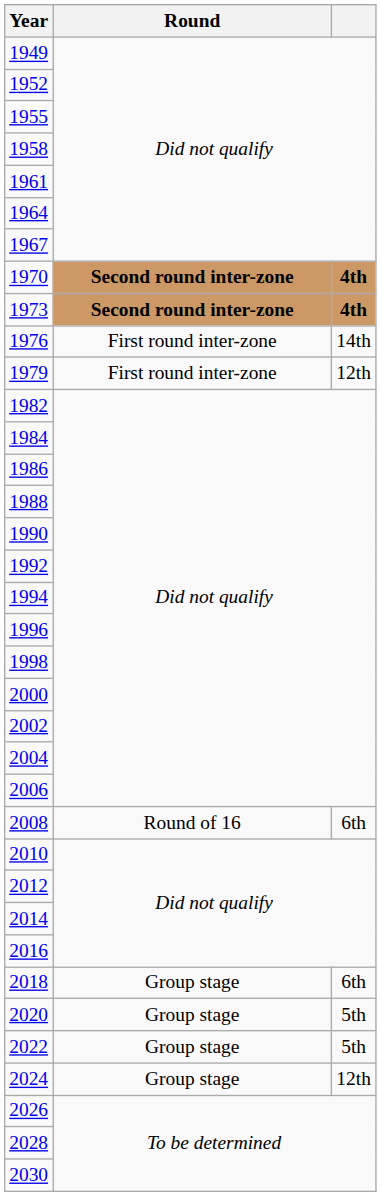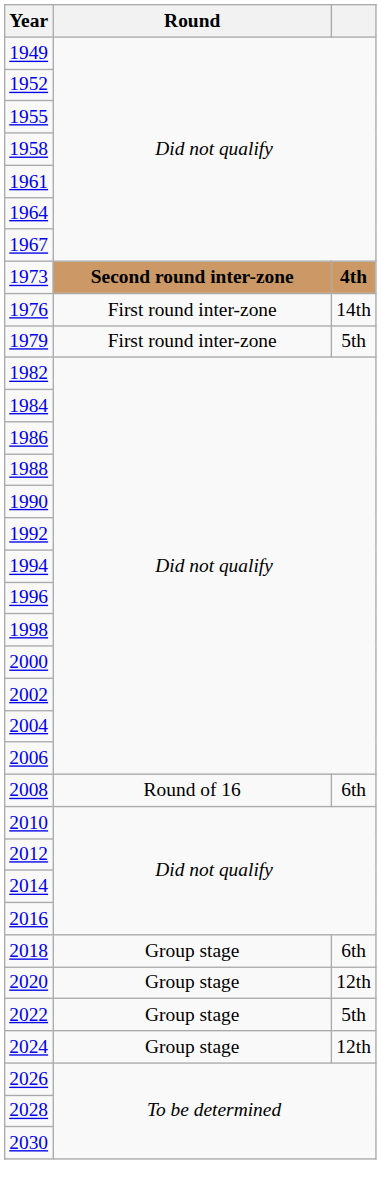- row: (29, 277)
(354, 373) 12th -> (354, 341) 5th
(354, 1014) 5th -> (354, 982) 12th
